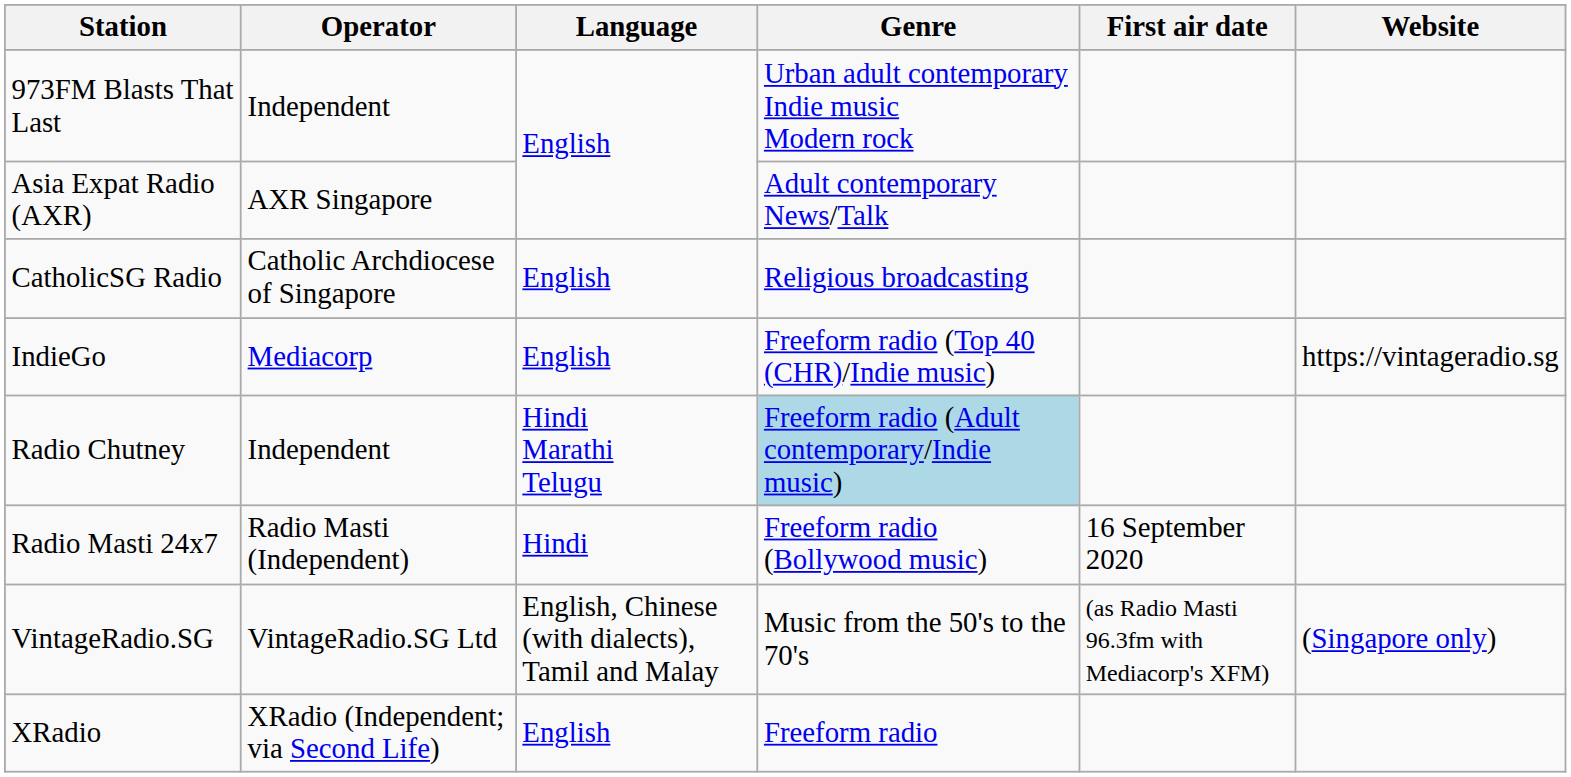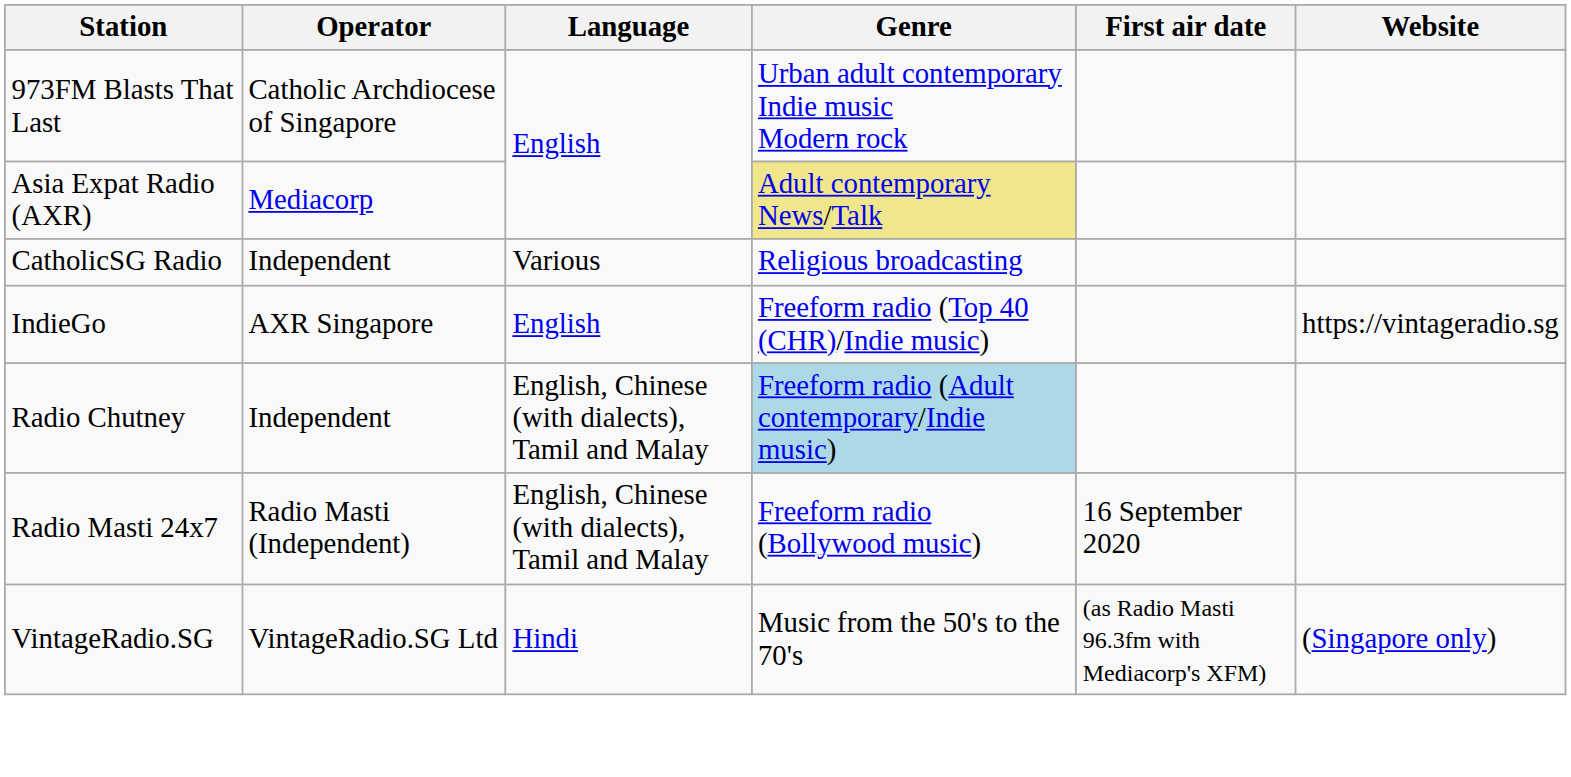(319, 105) Independent -> (372, 105) Catholic Archdiocese of Singapore
(340, 199) AXR Singapore -> (311, 199) Mediacorp
(880, 199) no background -> (874, 199) khaki background
(371, 277) Catholic Archdiocese of Singapore -> (320, 261) Independent
(566, 277) English -> (556, 261) Various
(310, 355) Mediacorp -> (341, 323) AXR Singapore
(568, 450) Hindi Marathi Telugu -> (611, 417) English, Chinese (with dialects), Tamil and Malay
(555, 544) Hindi -> (611, 528) English, Chinese (with dialects), Tamil and Malay
(621, 638) English, Chinese (with dialects), Tamil and Malay -> (545, 638) Hindi
- row: (56, 732)
